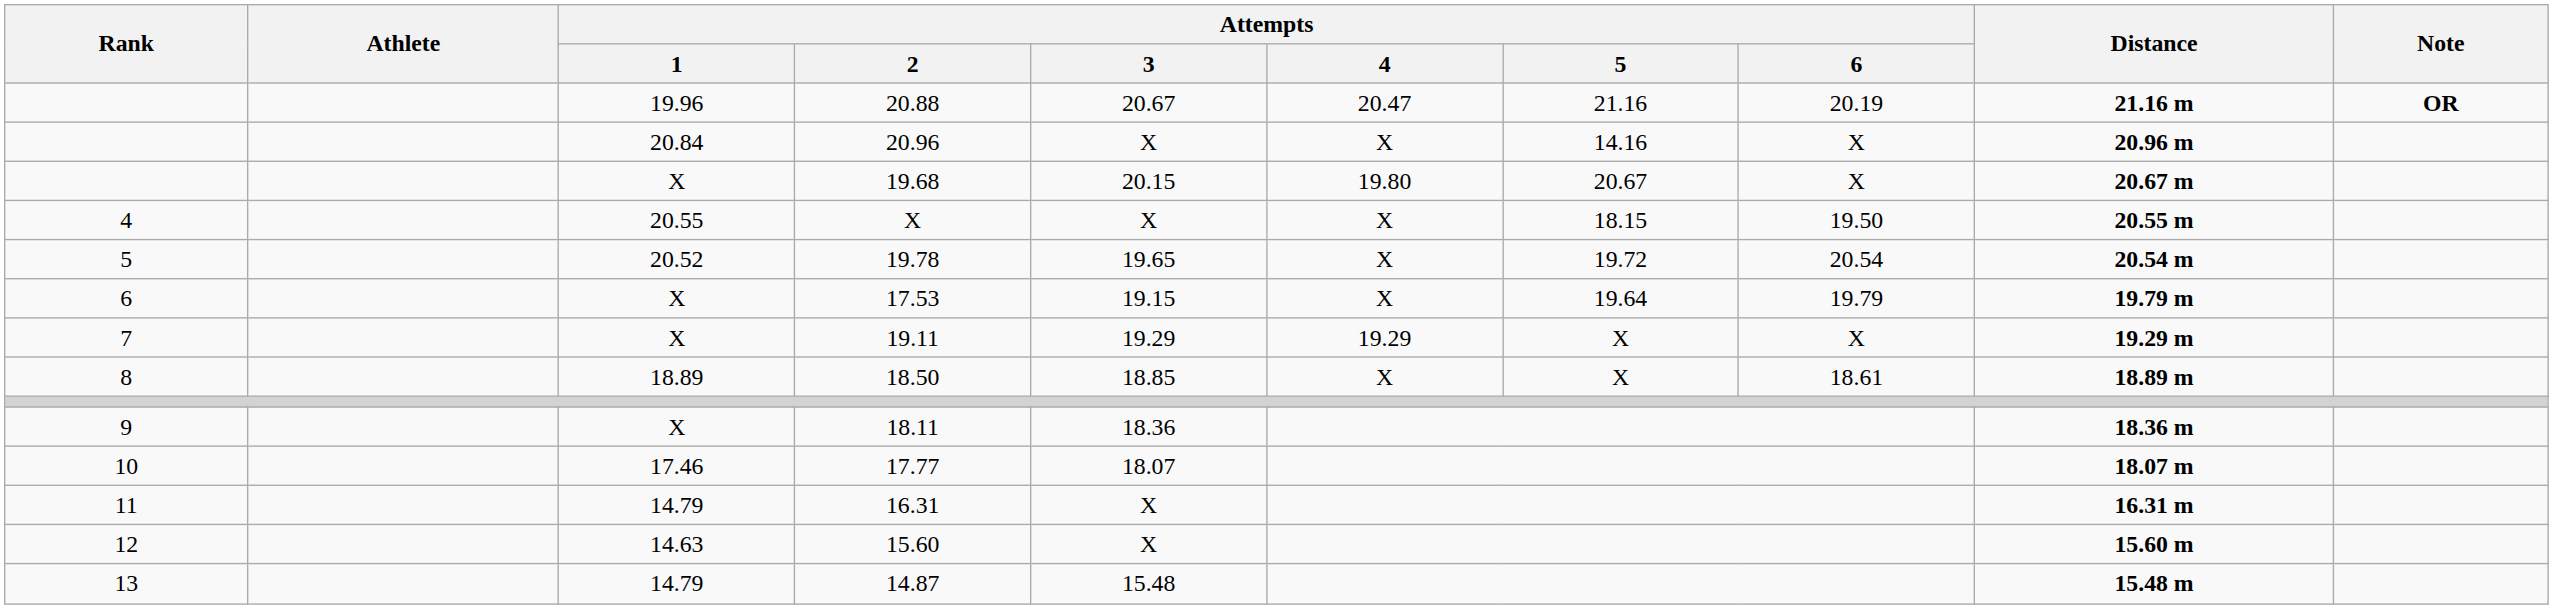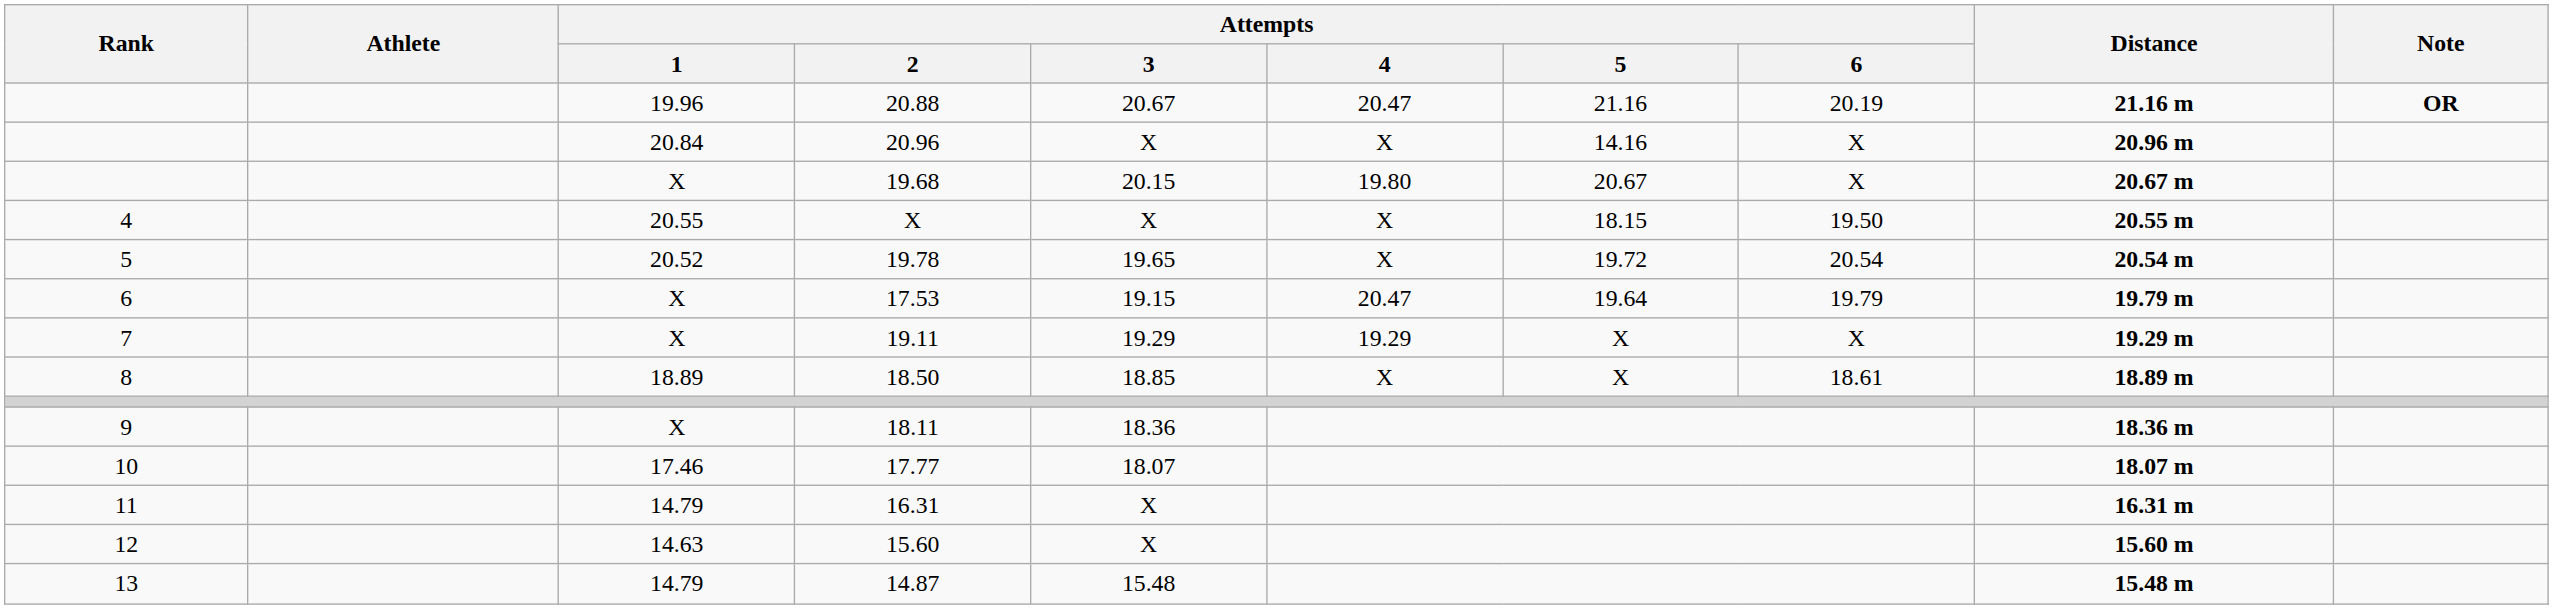(1385, 298) X -> (1385, 298) 20.47
